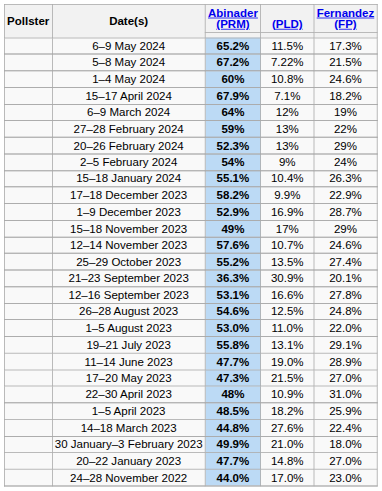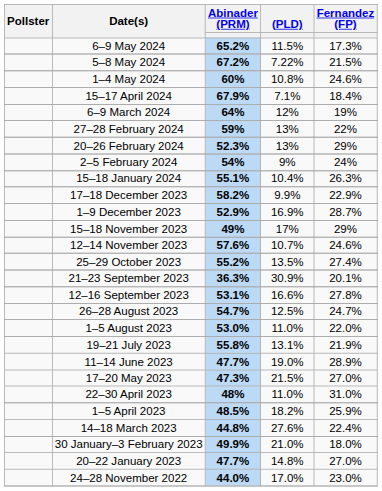(345, 96) 18.2% -> (345, 96) 18.4%
(233, 312) 54.6% -> (233, 312) 54.7%
(345, 312) 24.8% -> (345, 312) 24.7%
(345, 345) 29.1% -> (345, 345) 21.9%
(287, 395) 10.9% -> (287, 395) 11.0%
